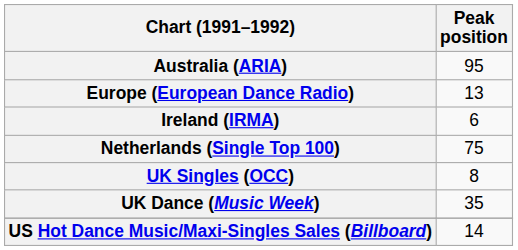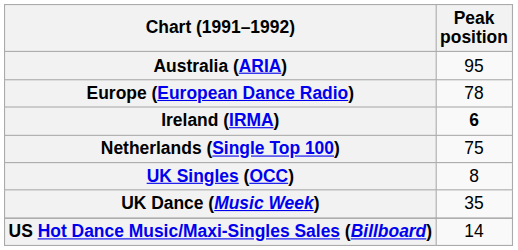(474, 93) 13 -> (474, 93) 78
(474, 120) normal -> (474, 120) bold
